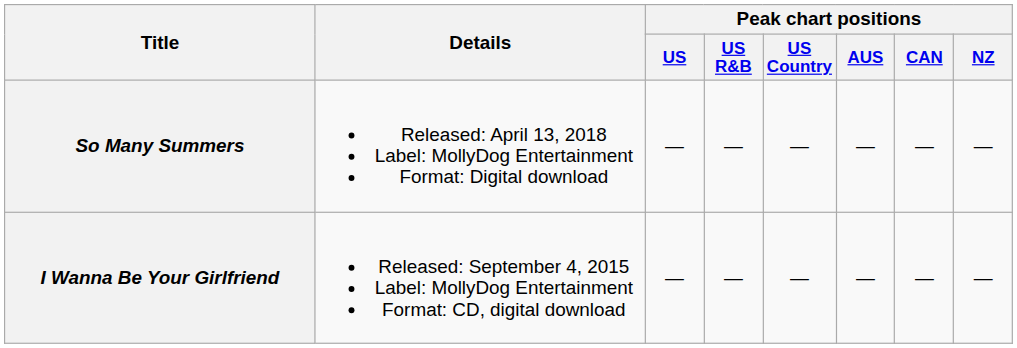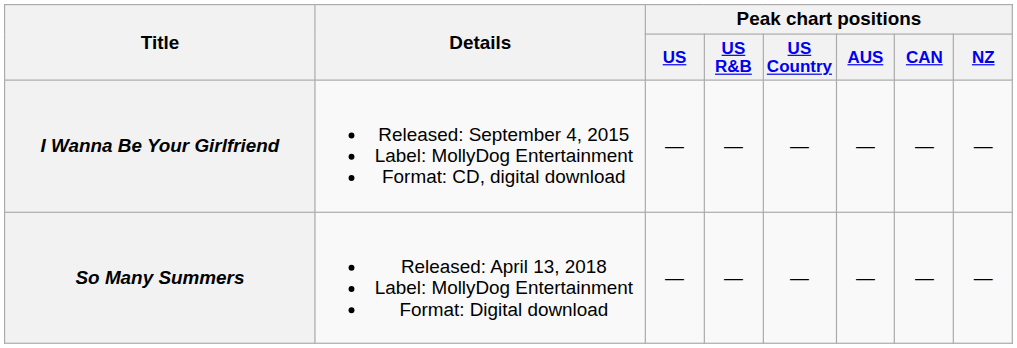rows swapped: (160, 277) <-> (160, 145)
